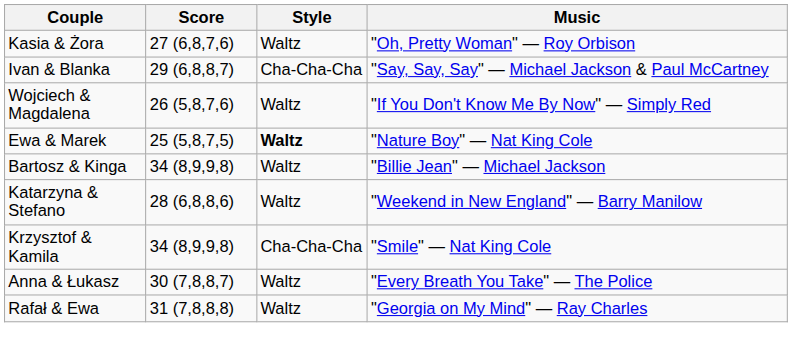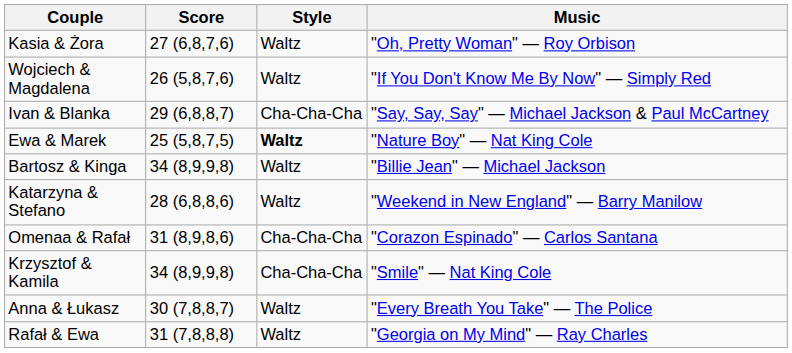rows swapped: (49, 105) <-> (59, 69)
+ row: (69, 237)
